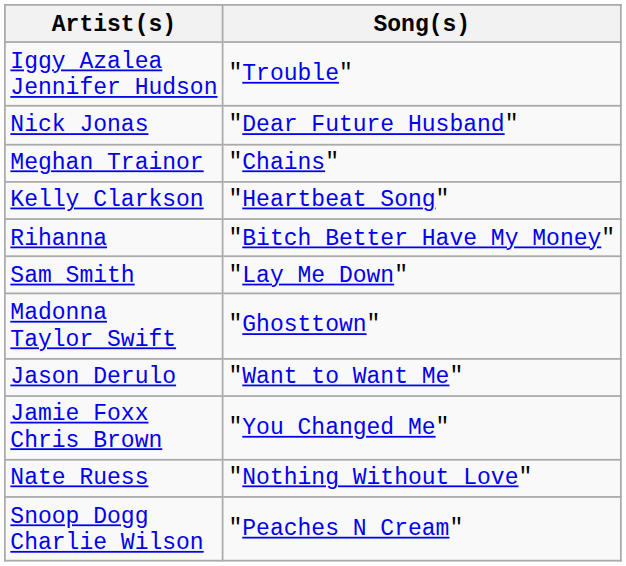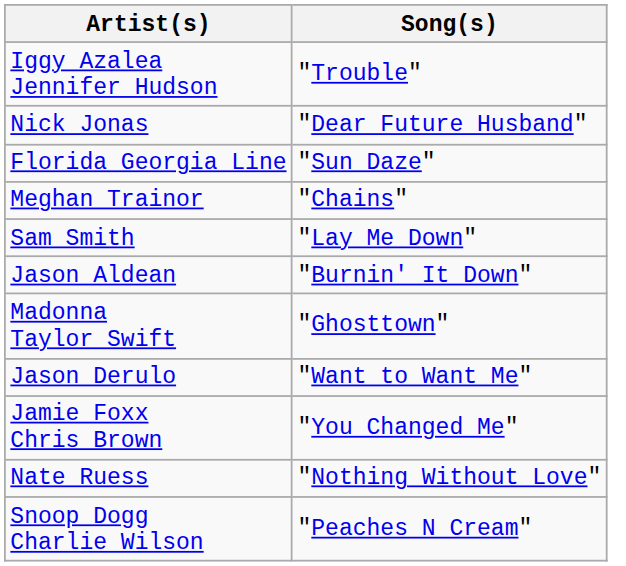+ row: (148, 163)
- row: (107, 200)
- row: (59, 238)
+ row: (93, 275)
